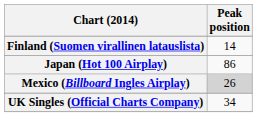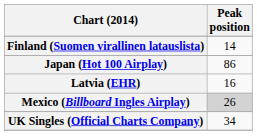+ row: (106, 83)
